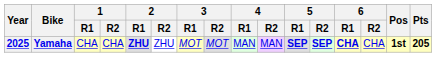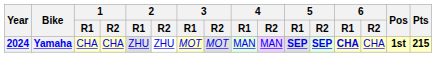(18, 44) 2025 -> (18, 44) 2024
(139, 44) bold -> (139, 44) normal
(421, 44) 205 -> (421, 44) 215
